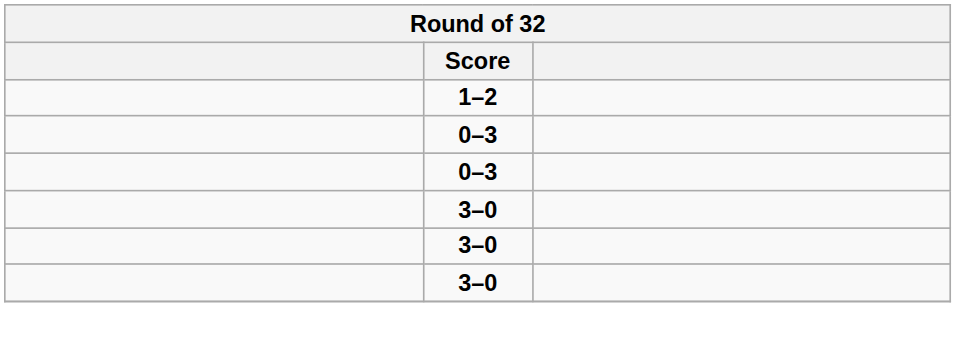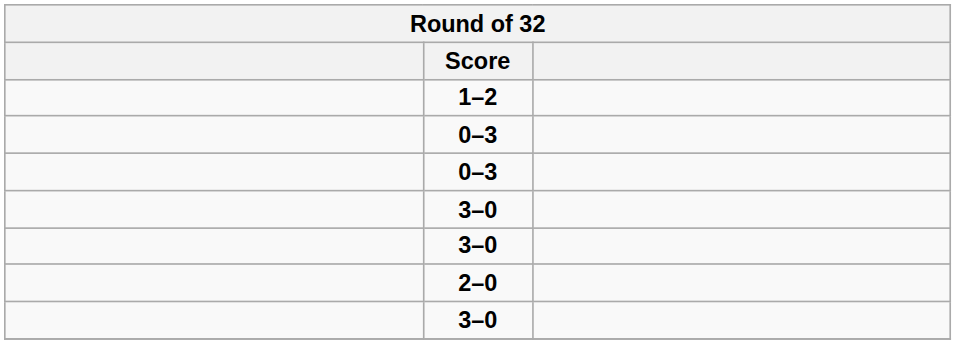+ row: (214, 283)
